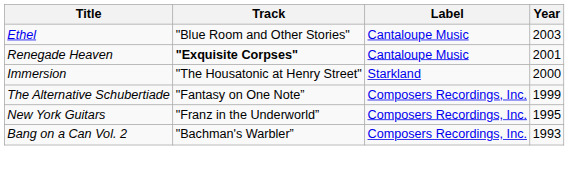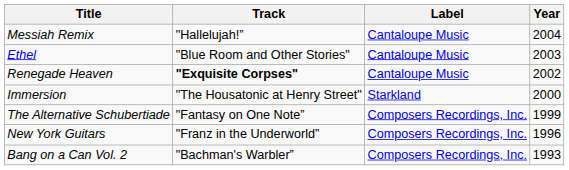+ row: (51, 34)
(547, 54) 2001 -> (547, 74) 2002
(547, 114) 1995 -> (547, 134) 1996
